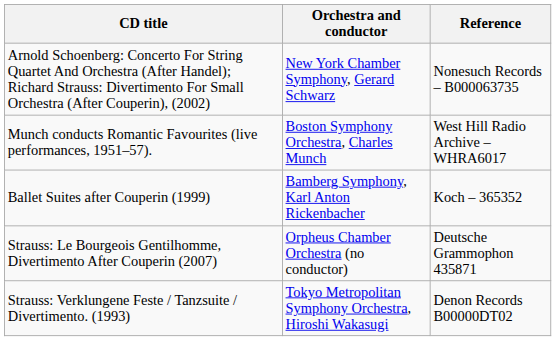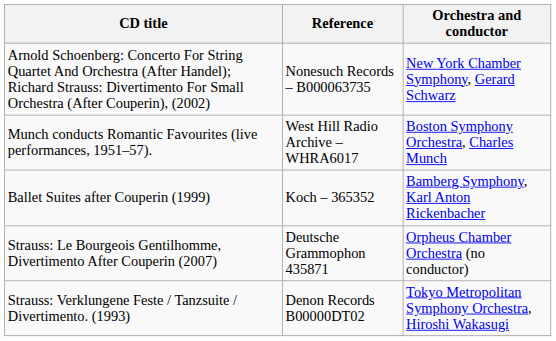columns swapped: (356, 24) <-> (490, 24)
